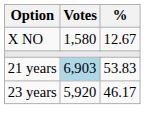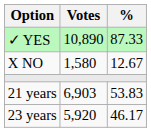+ row: (29, 40)
(80, 68) lightblue background -> (80, 92) no background
